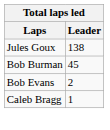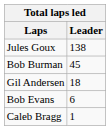+ row: (36, 82)
(70, 82) 2 -> (72, 99) 6
